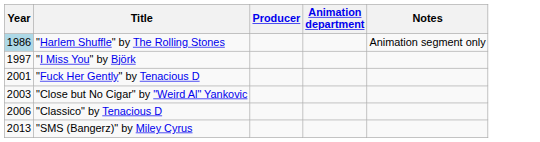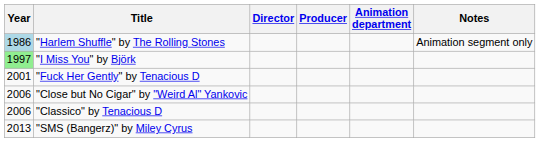+ column: (273, 19)
(19, 59) no background -> (19, 59) lightgreen background
(19, 94) 2003 -> (19, 94) 2006
